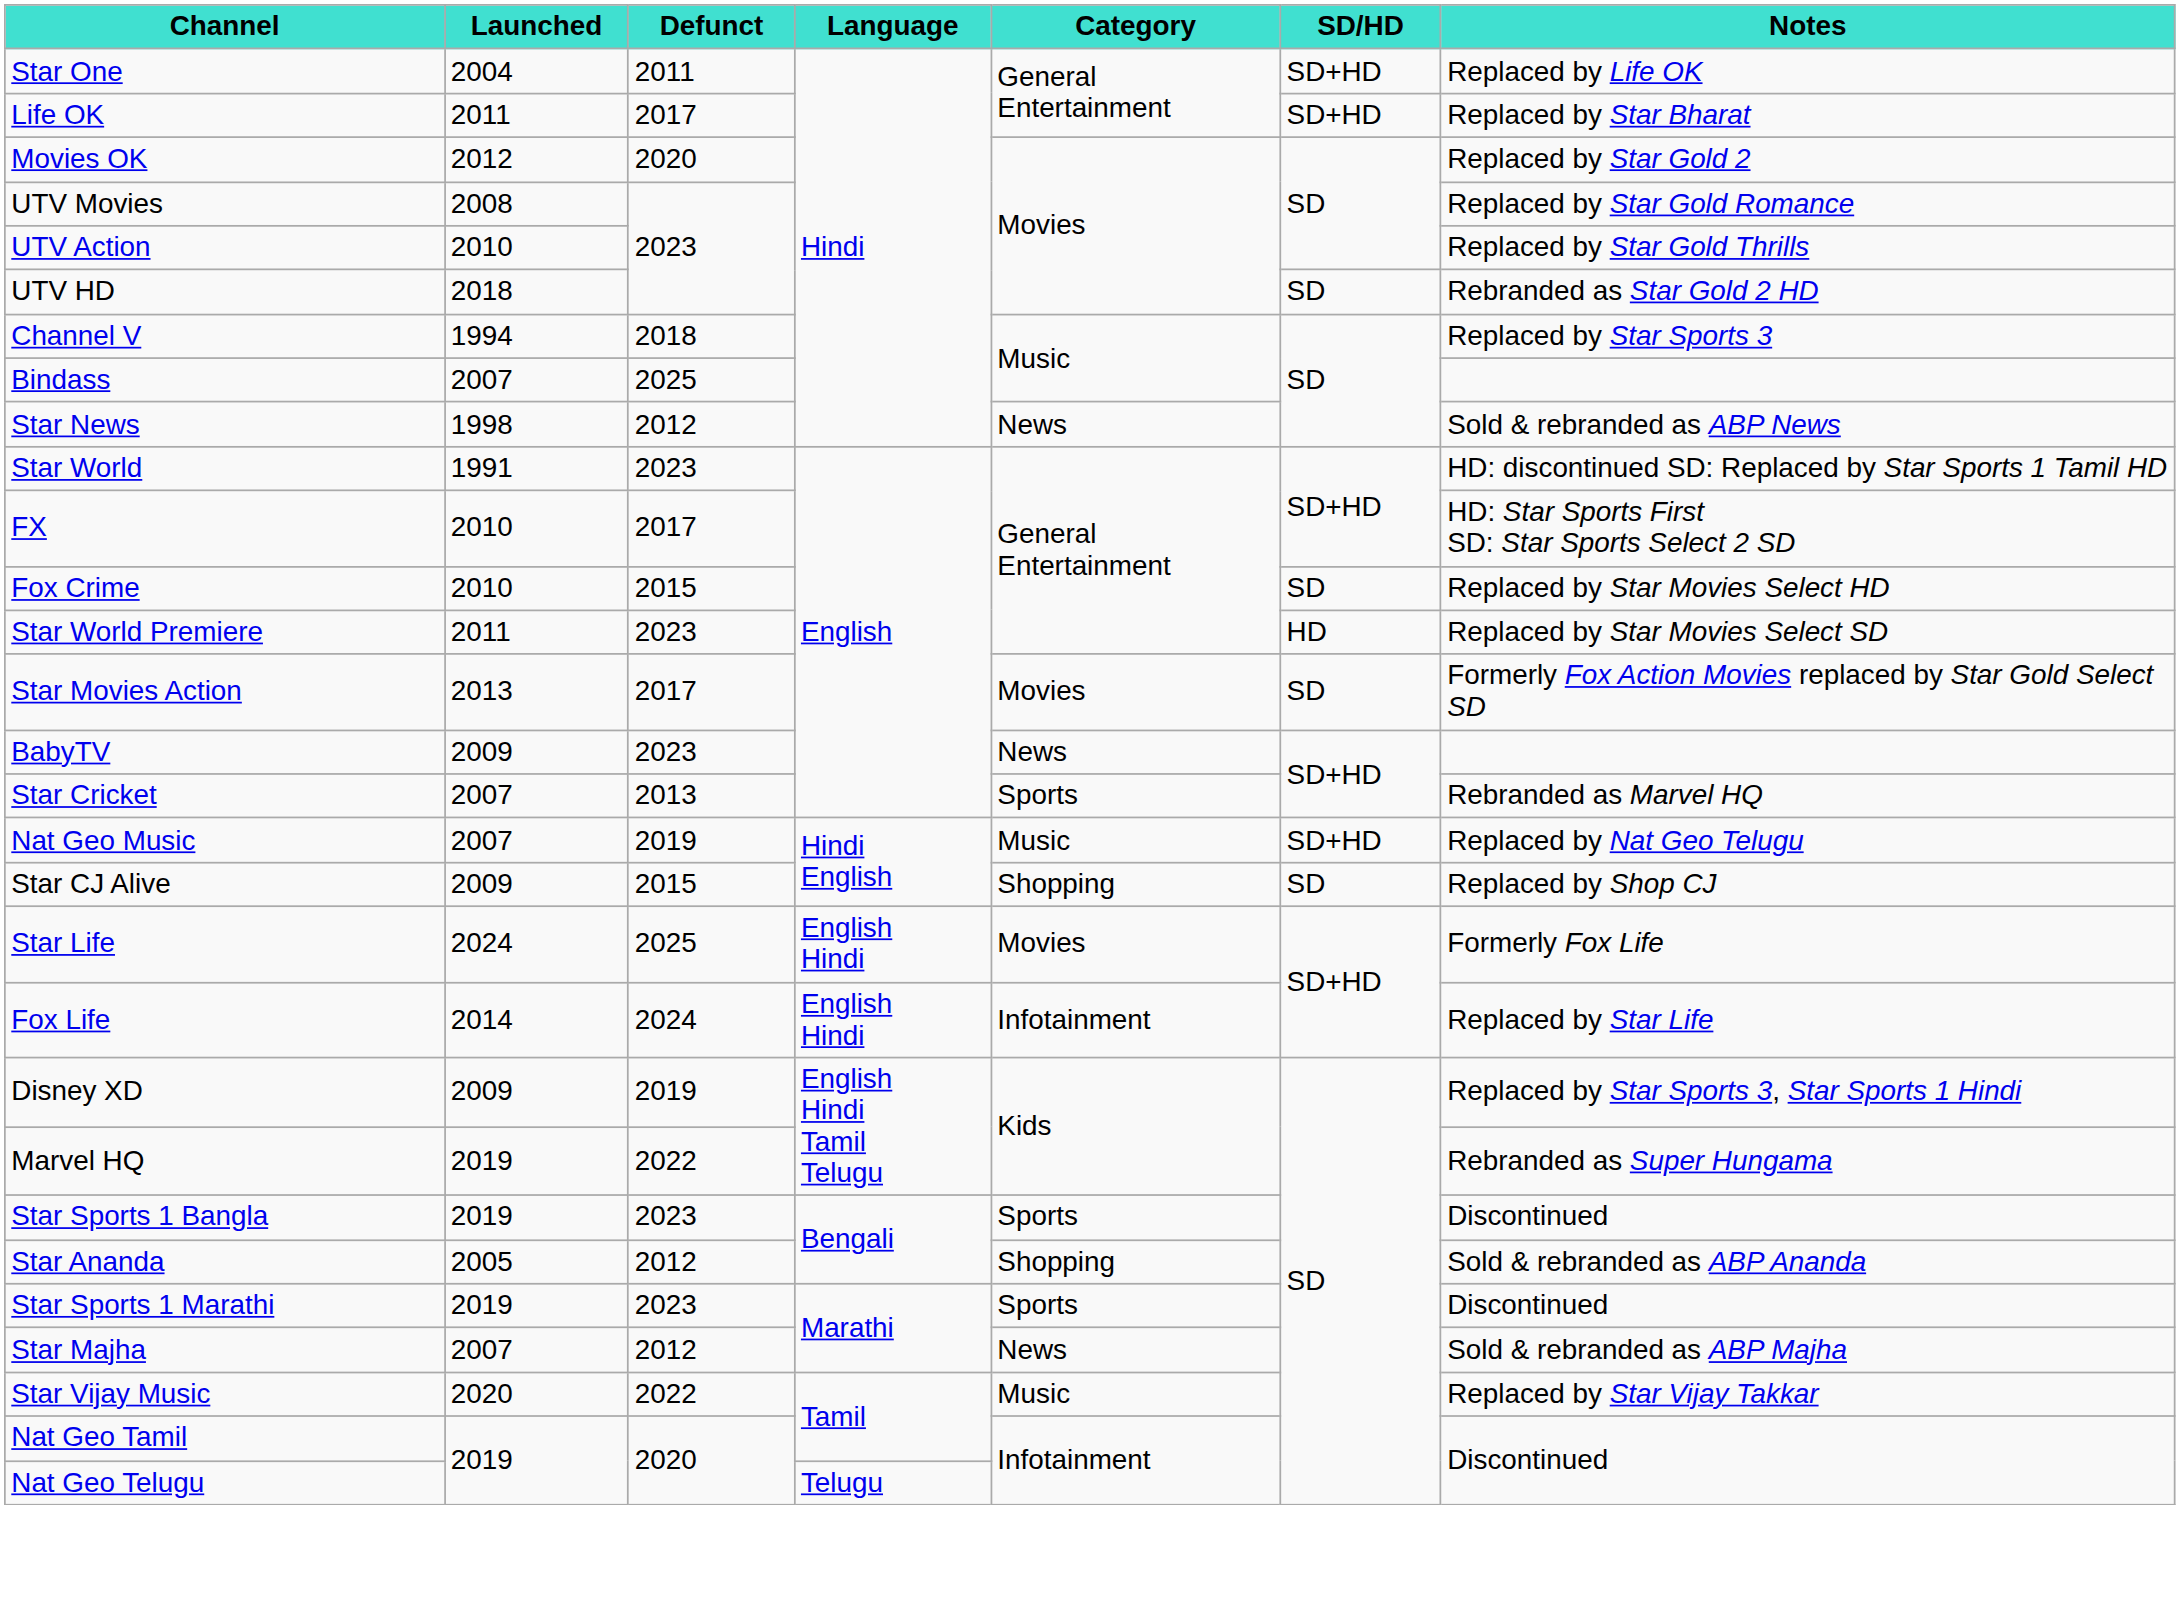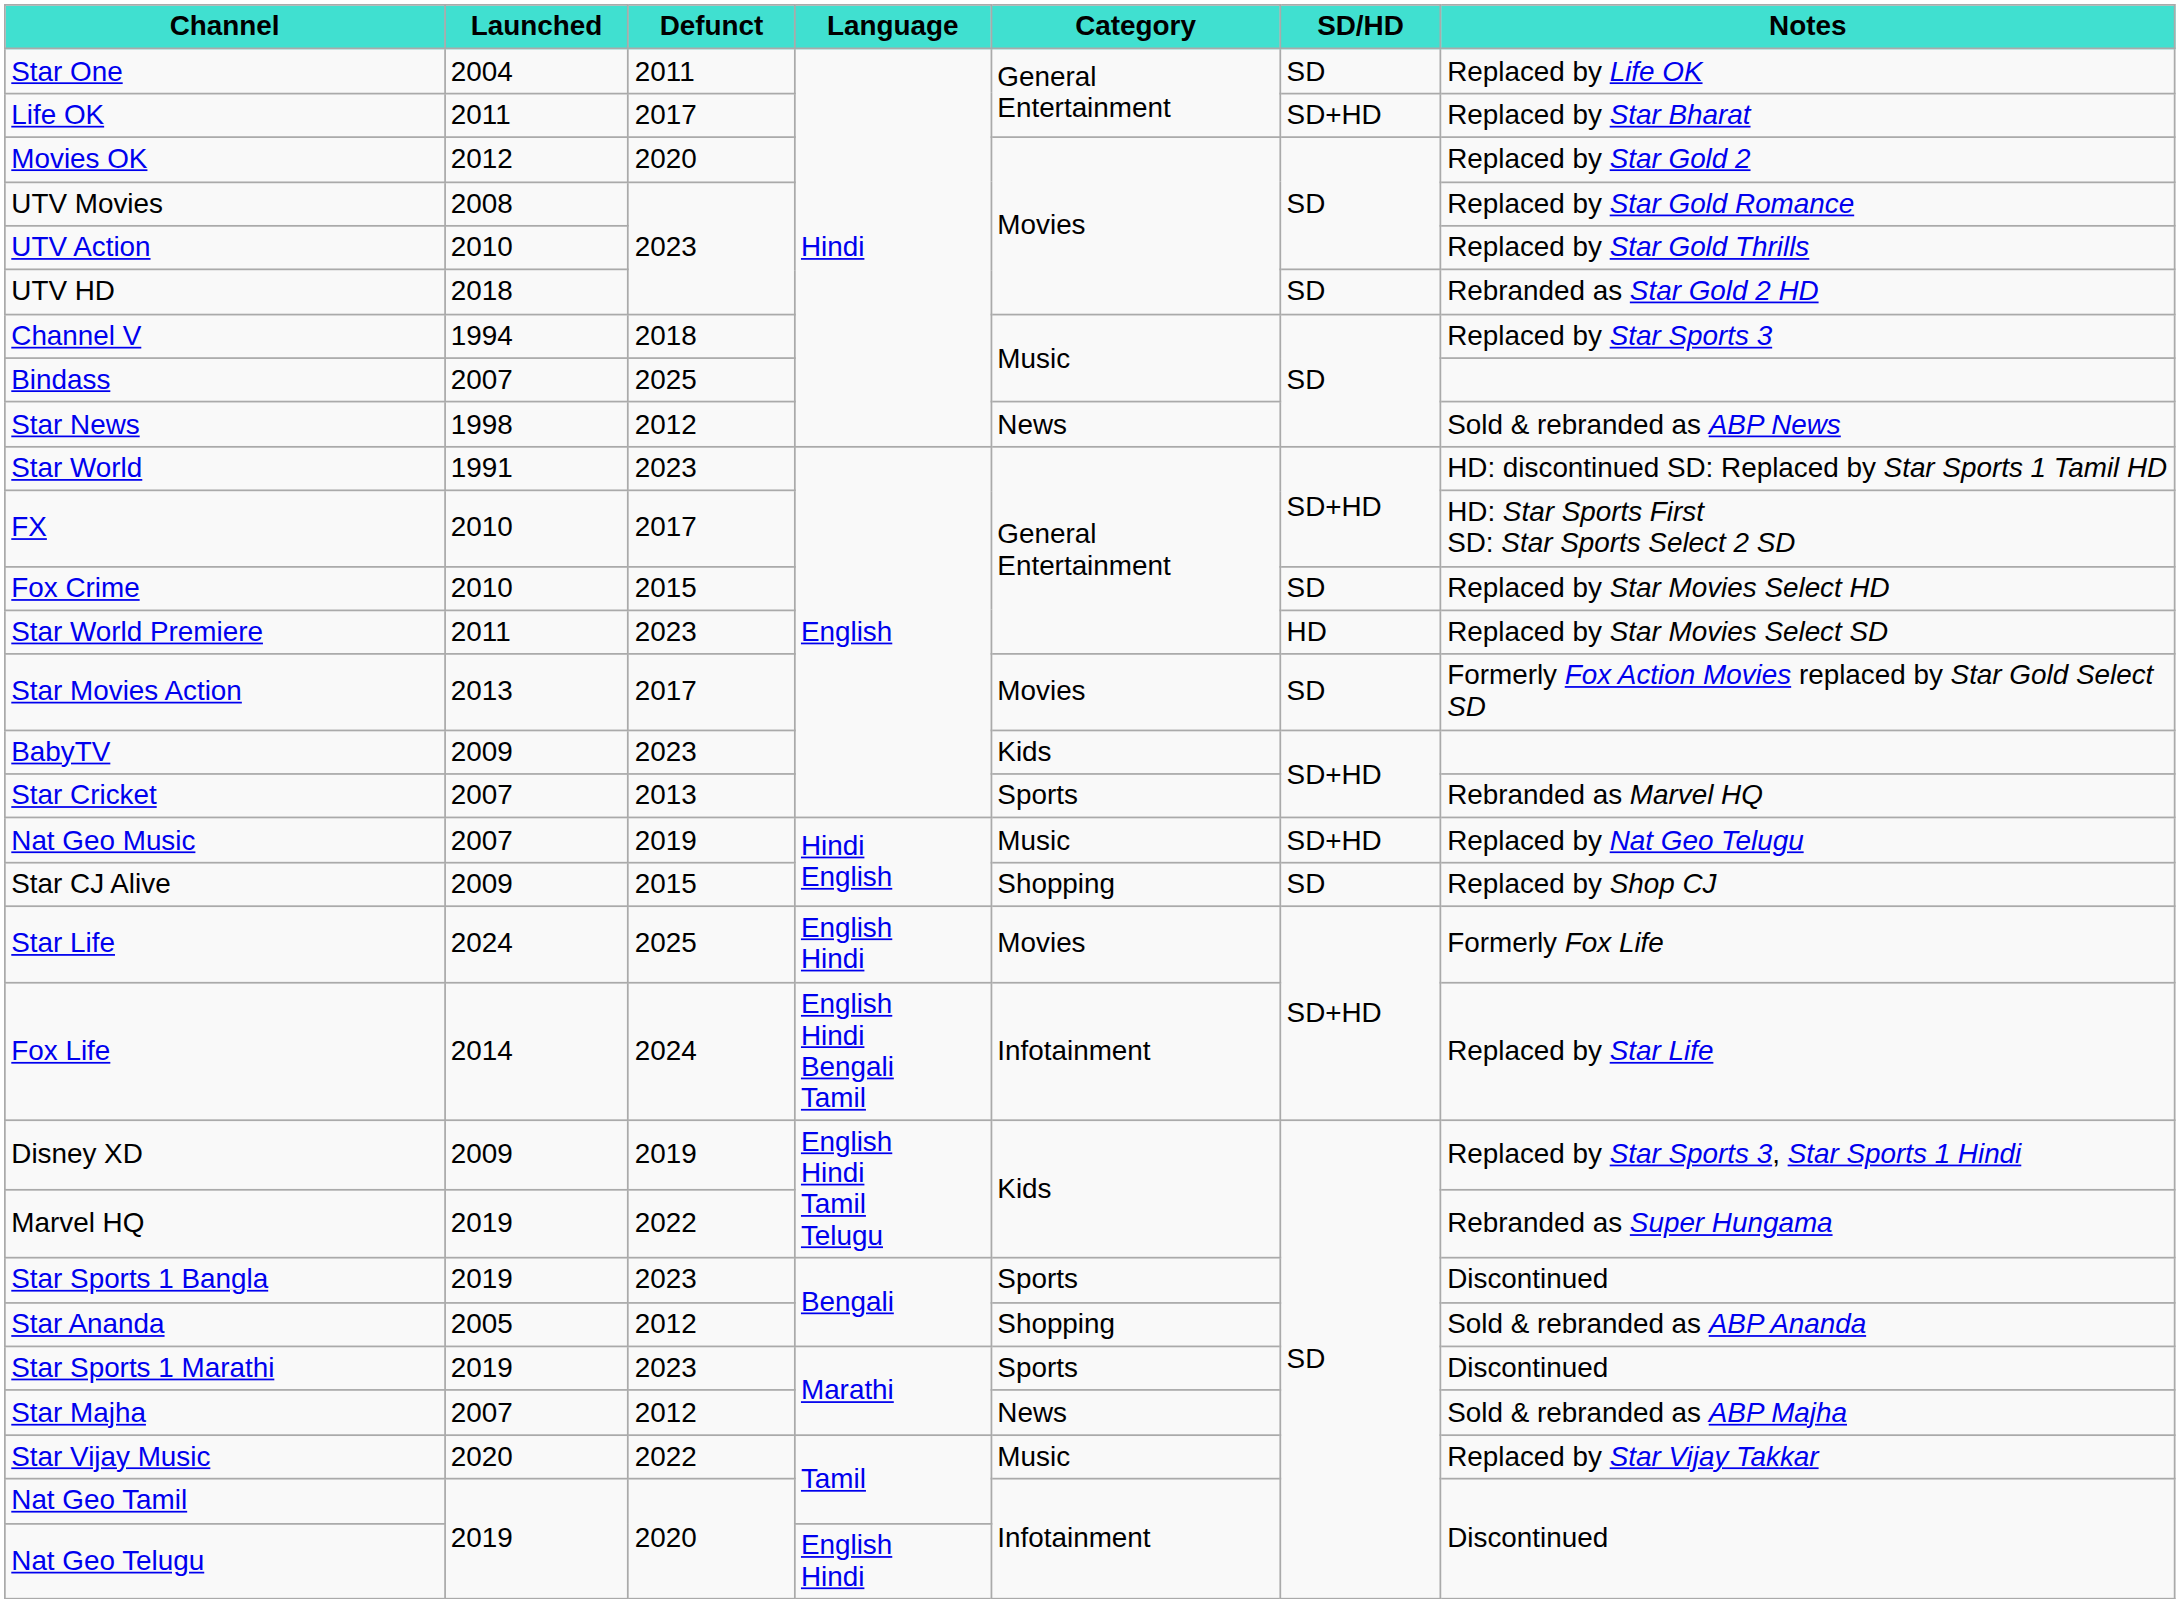(1334, 70) SD+HD -> (1306, 70) SD
(1032, 751) News -> (1024, 751) Kids
(847, 1019) English Hindi -> (847, 1050) English Hindi Bengali Tamil
(842, 1482) Telugu -> (847, 1560) English Hindi
